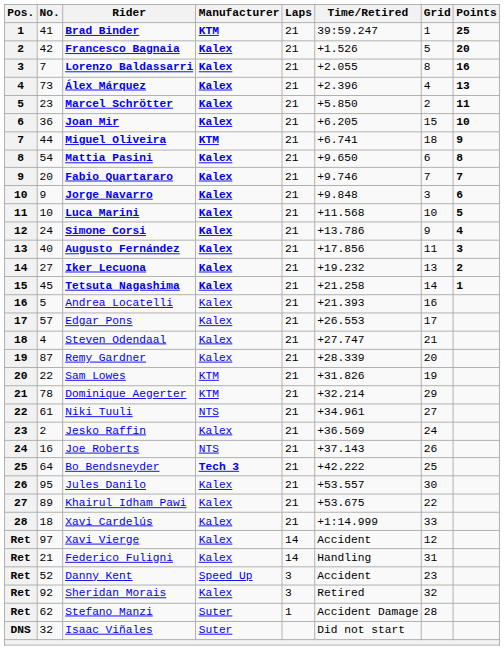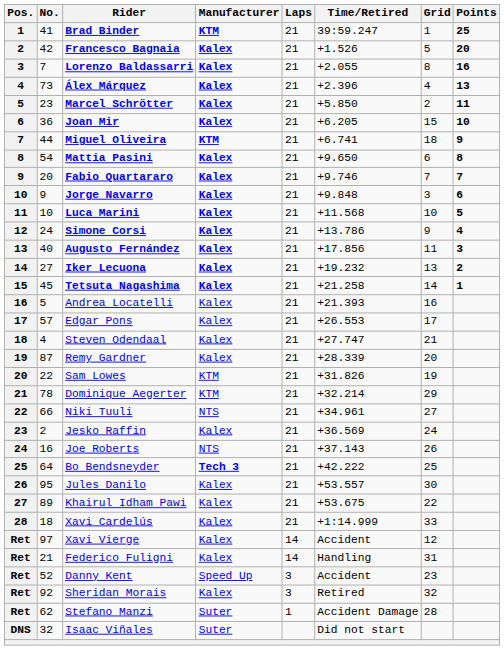(46, 413) 61 -> (46, 413) 66
